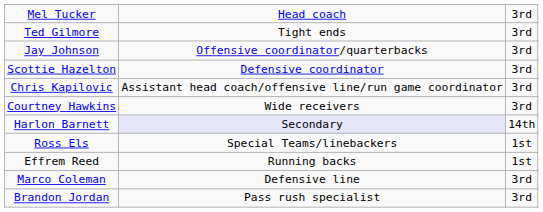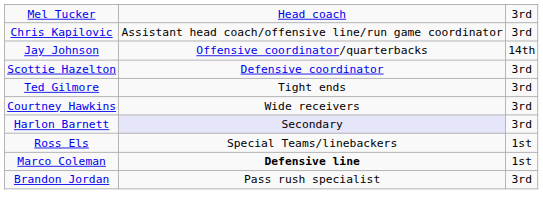rows swapped: (62, 87) <-> (62, 32)
(522, 51) 3rd -> (522, 51) 14th
(522, 124) 14th -> (522, 124) 3rd
- row: (62, 161)
(312, 180) normal -> (312, 161) bold
(522, 180) 3rd -> (522, 161) 1st
